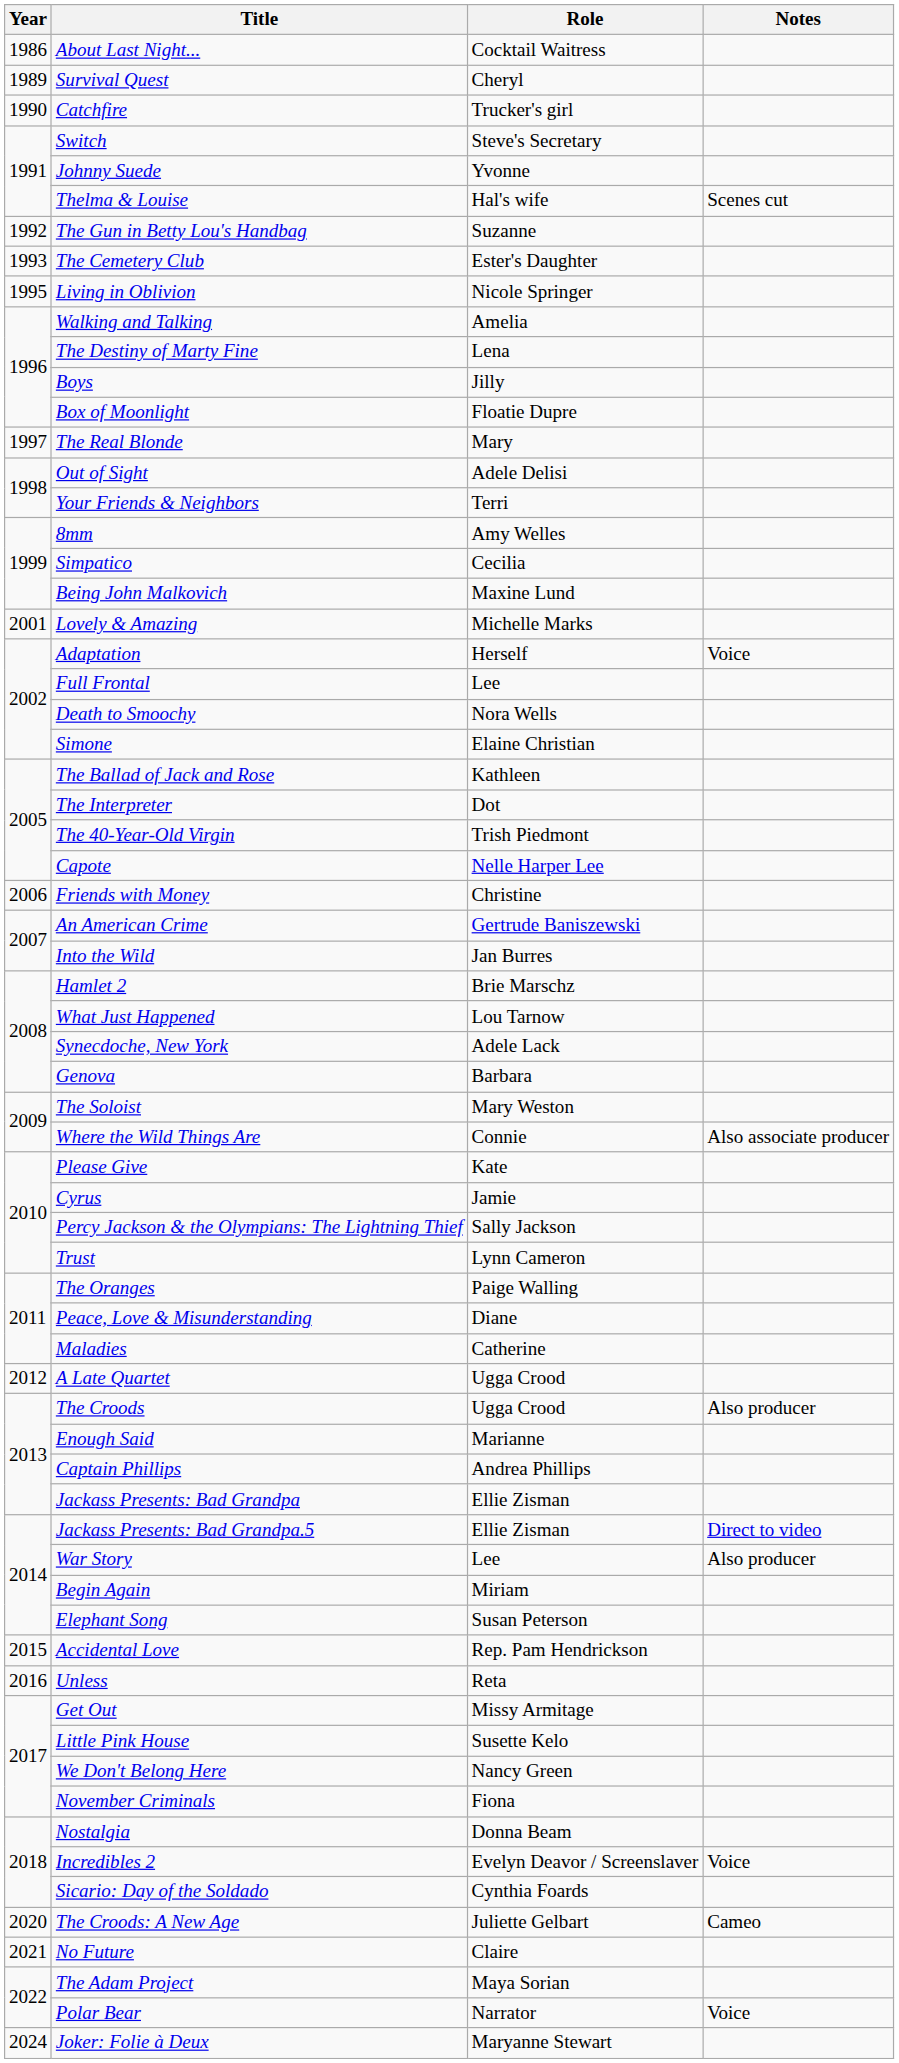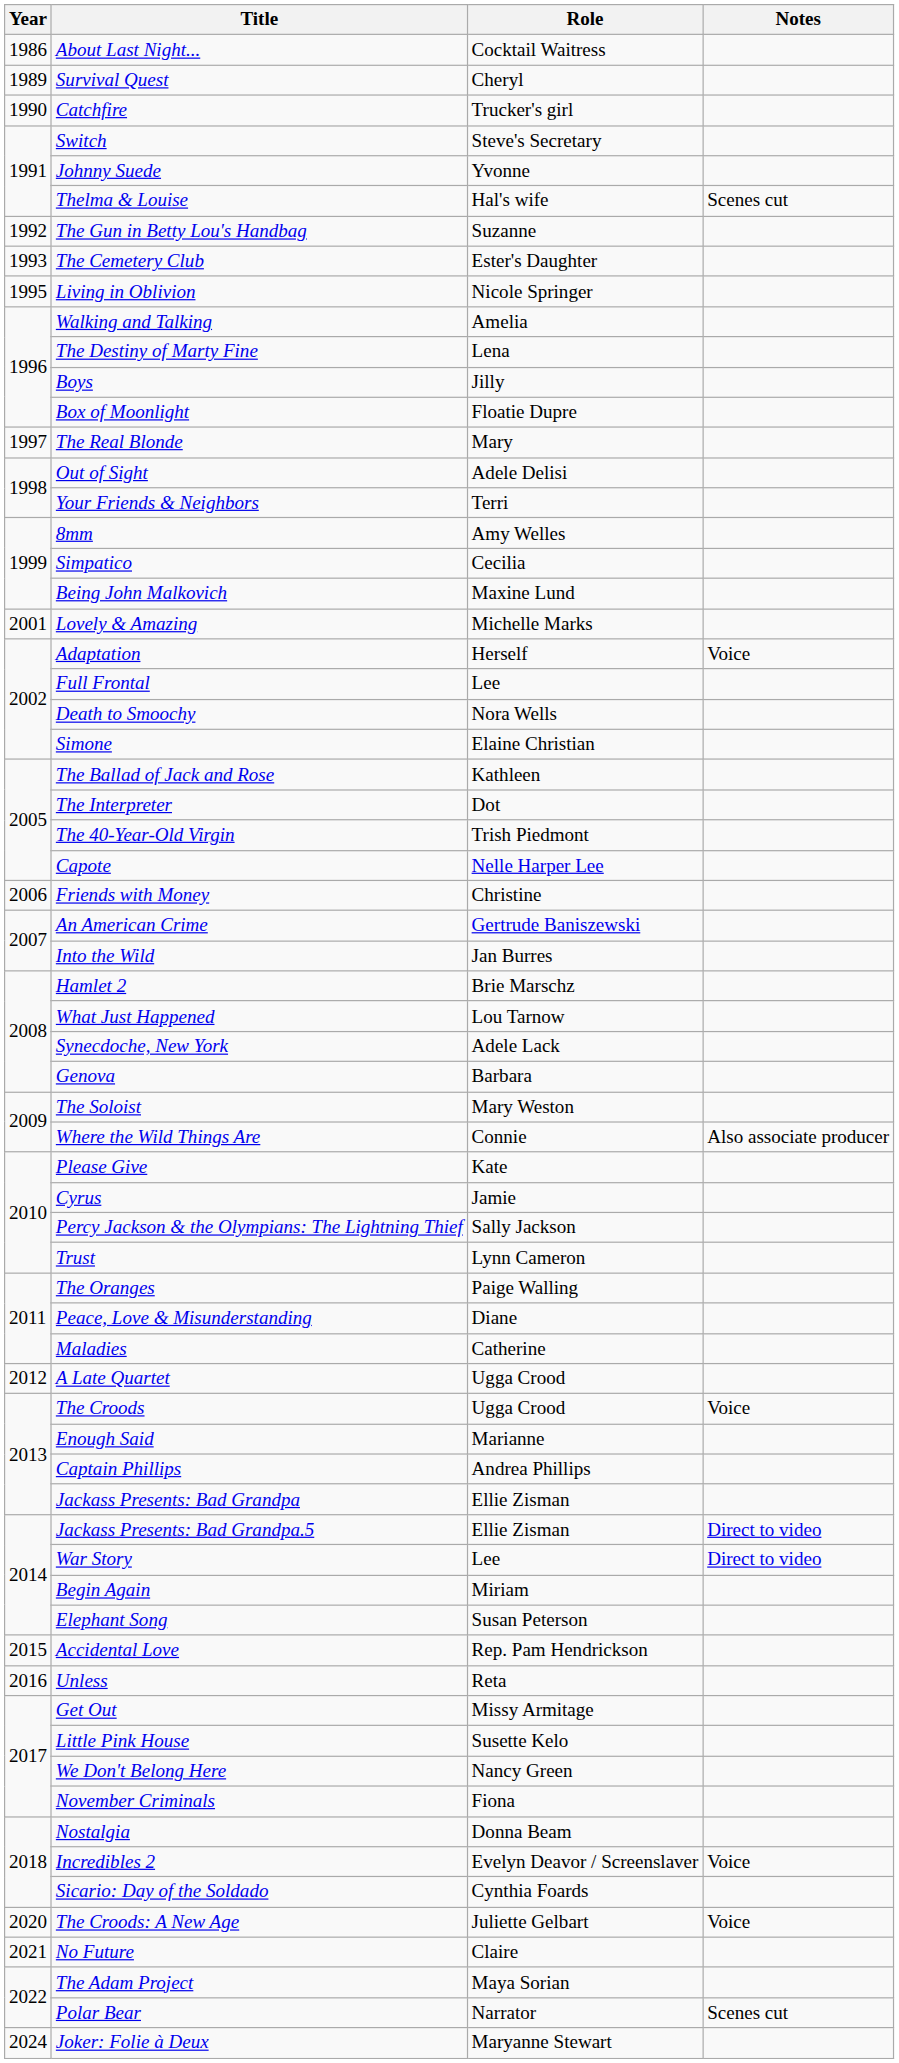(761, 1408) Also producer -> (729, 1408) Voice
(761, 1559) Also producer -> (764, 1559) Direct to video
(734, 1921) Cameo -> (729, 1921) Voice
(729, 2012) Voice -> (748, 2012) Scenes cut
